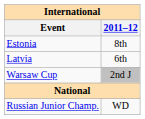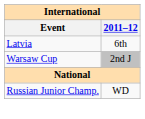- row: (21, 43)
